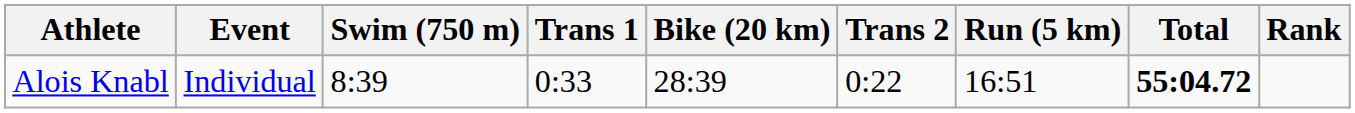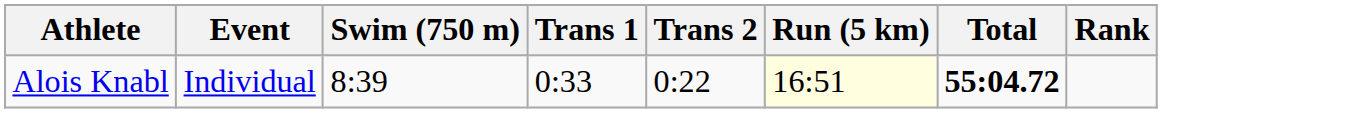- column: (742, 30)
(1001, 81) no background -> (809, 81) lightyellow background
